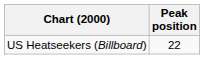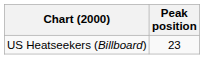(174, 44) 22 -> (174, 44) 23
